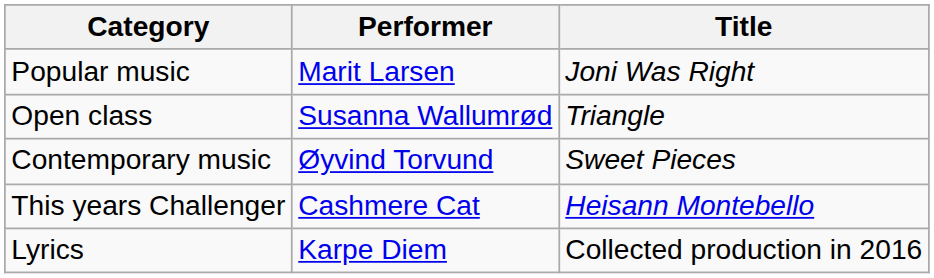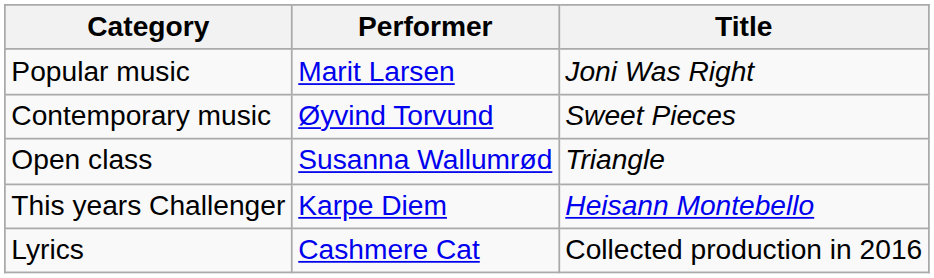rows swapped: (141, 160) <-> (82, 116)
(389, 205) Cashmere Cat -> (373, 205) Karpe Diem
(373, 250) Karpe Diem -> (389, 250) Cashmere Cat
